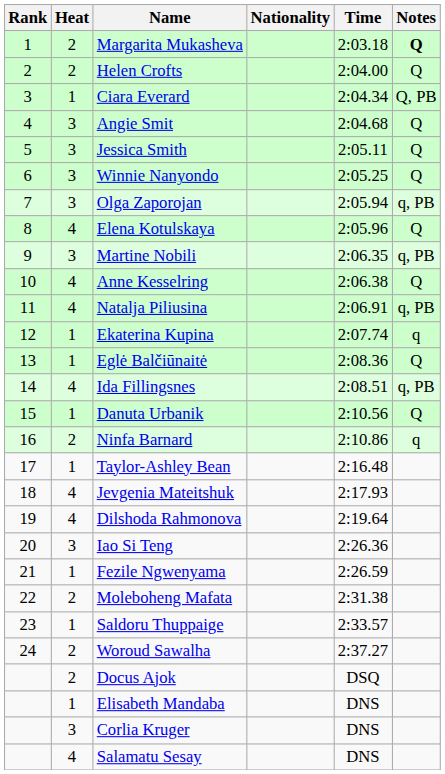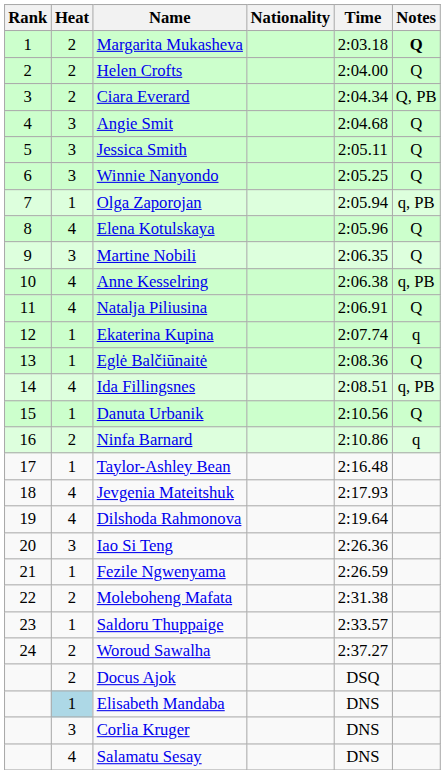(72, 96) 1 -> (72, 96) 2
(72, 202) 3 -> (72, 202) 1
(416, 255) q, PB -> (416, 255) Q
(416, 281) Q -> (416, 281) q, PB
(416, 307) q, PB -> (416, 307) Q
(72, 703) no background -> (72, 703) lightblue background
